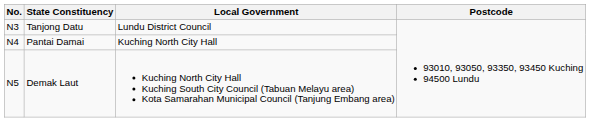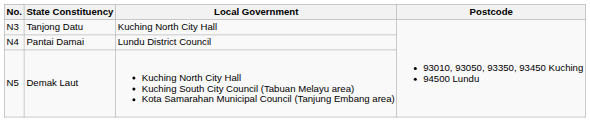(164, 27) Lundu District Council -> (167, 27) Kuching North City Hall
(167, 42) Kuching North City Hall -> (164, 42) Lundu District Council
